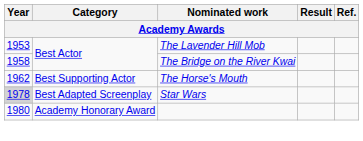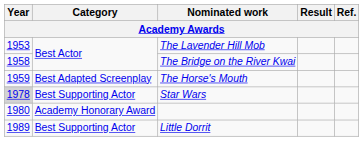(18, 78) 1962 -> (18, 78) 1959
(85, 78) Best Supporting Actor -> (93, 78) Best Adapted Screenplay
(93, 95) Best Adapted Screenplay -> (85, 95) Best Supporting Actor
+ row: (185, 128)
